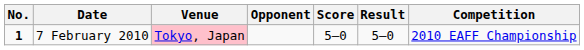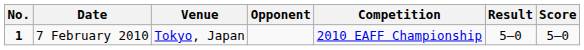columns swapped: (336, 15) <-> (494, 15)
(200, 35) pink background -> (200, 35) no background
